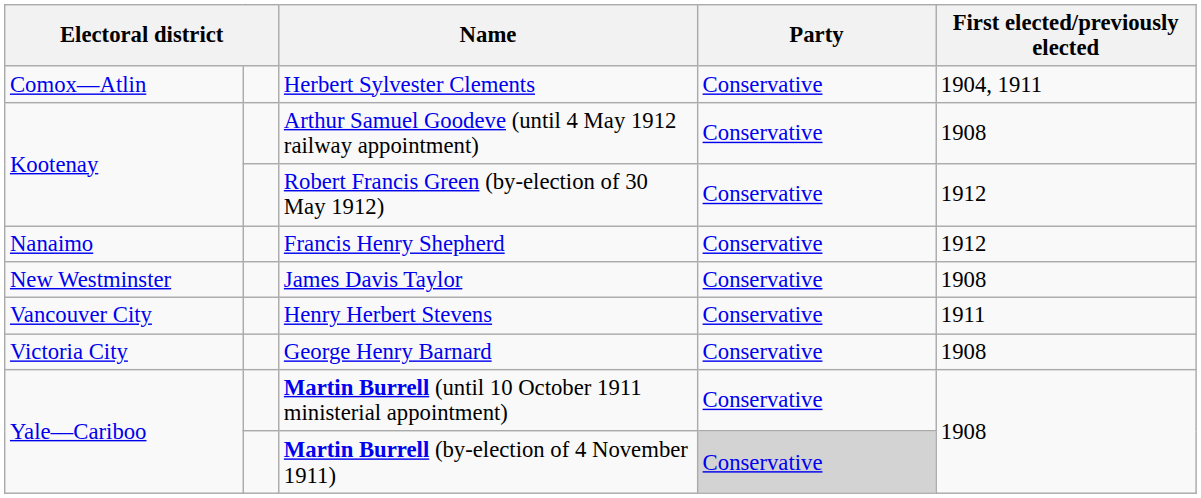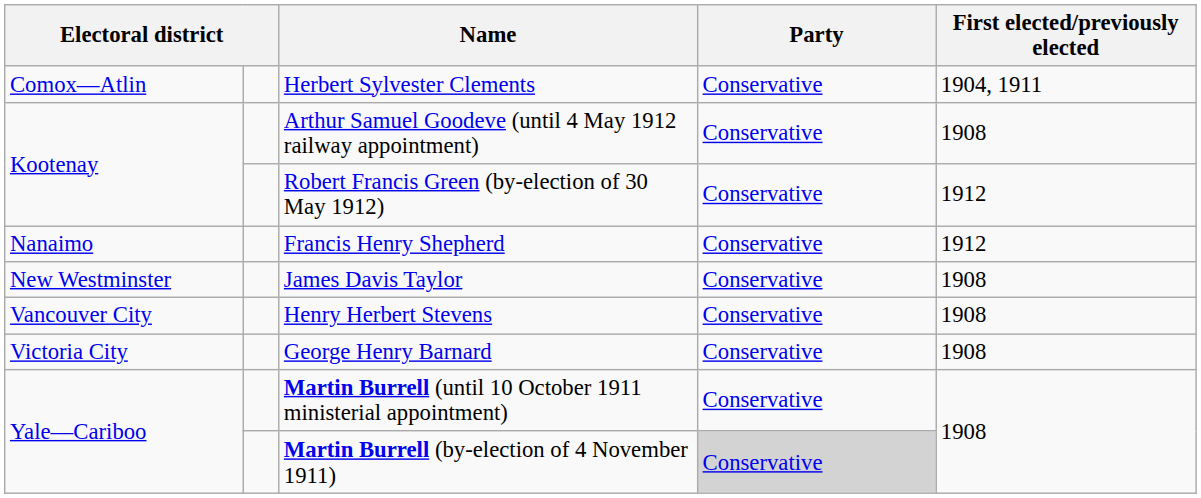(963, 315) 1911 -> (964, 315) 1908
